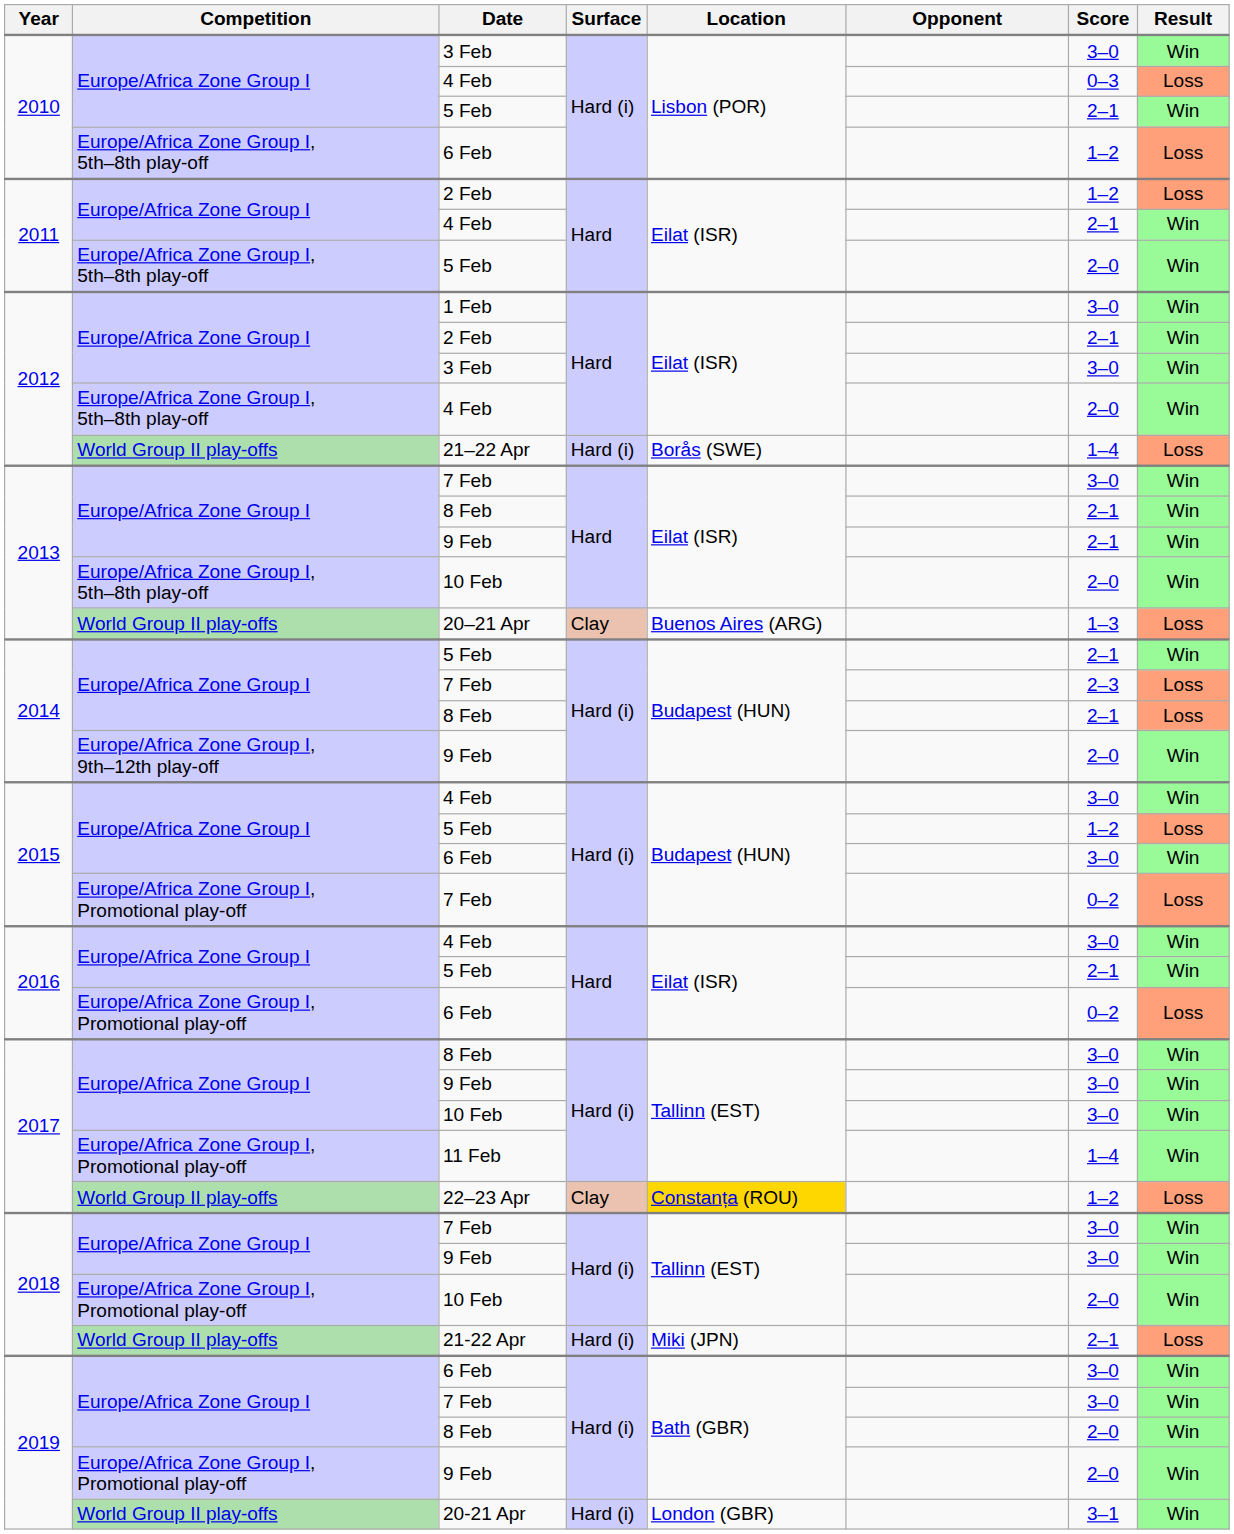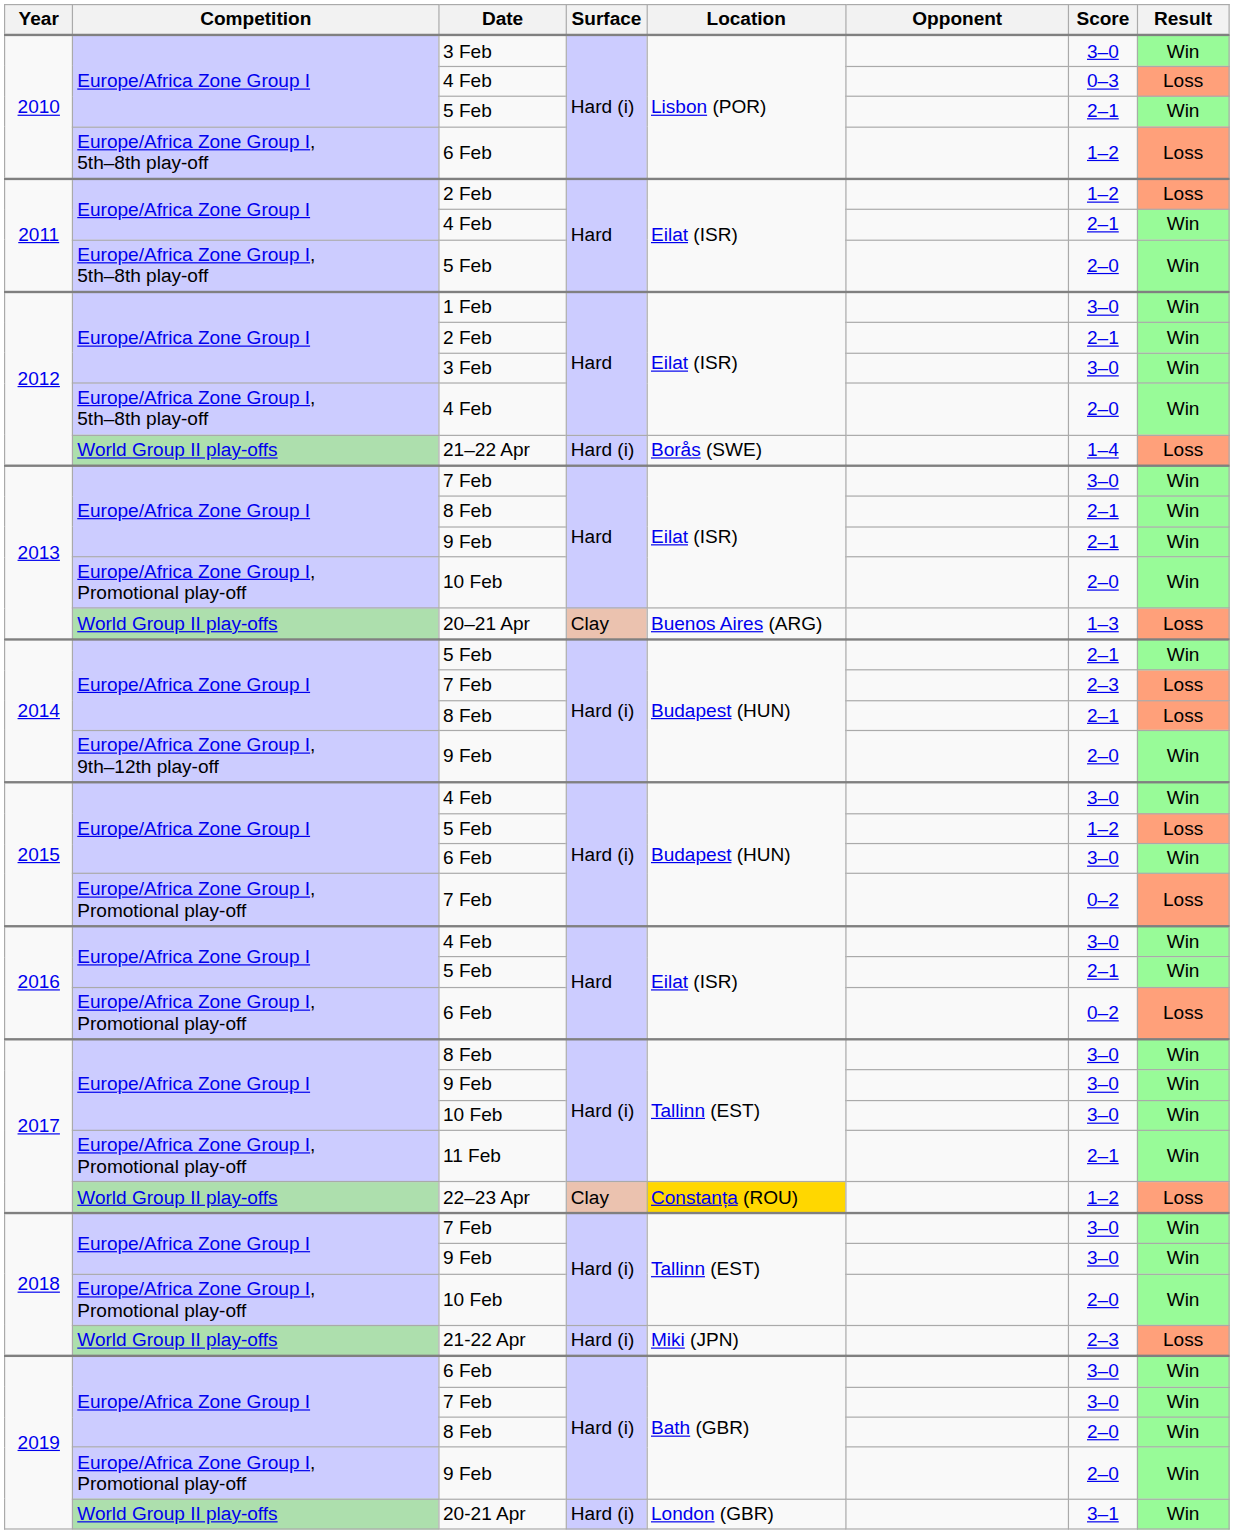(196, 582) Europe/Africa Zone Group I, 5th–8th play-off -> (196, 582) Europe/Africa Zone Group I, Promotional play-off
(1103, 1156) 1–4 -> (1103, 1156) 2–1
(1103, 1340) 2–1 -> (1103, 1340) 2–3
